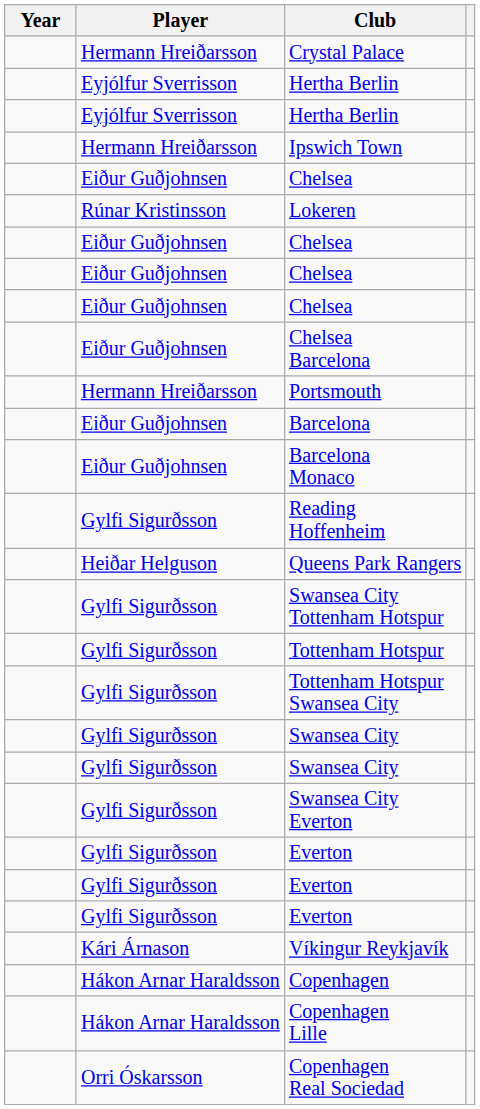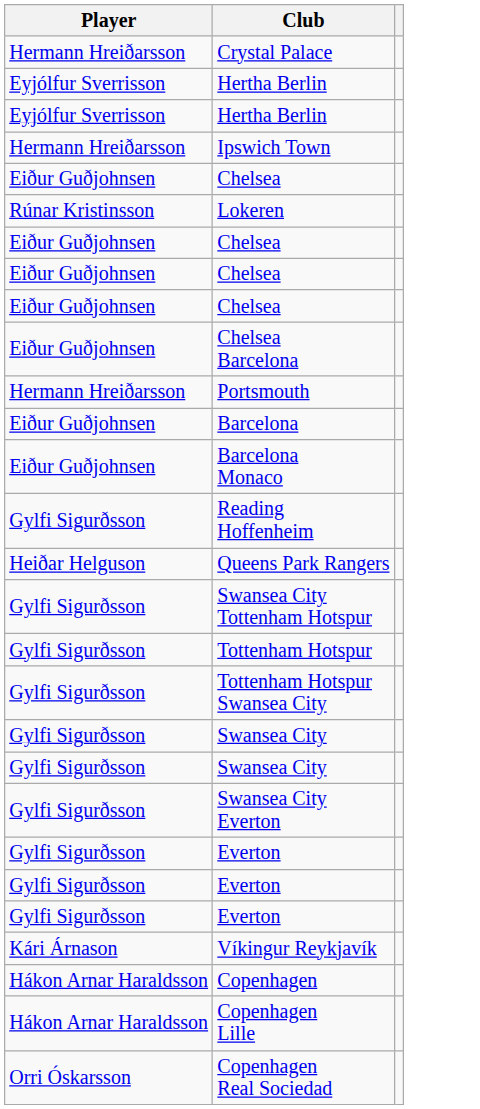- column: (40, 20)
